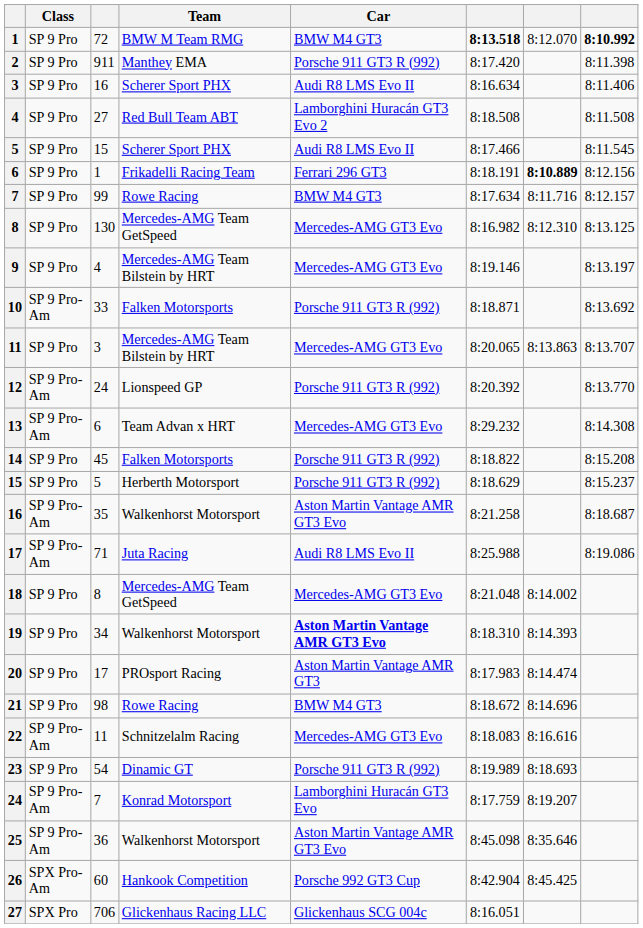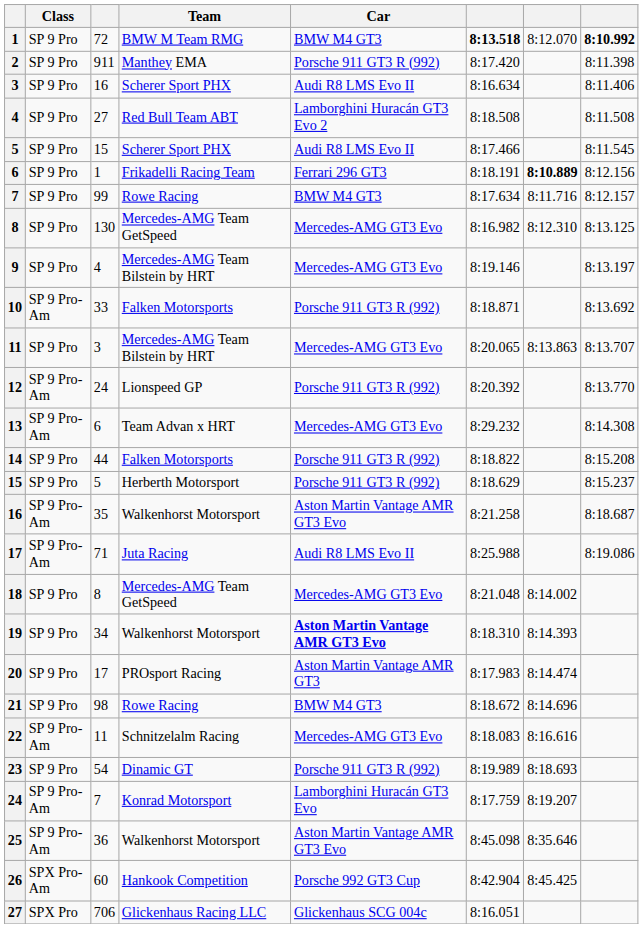(101, 458) 45 -> (101, 458) 44
